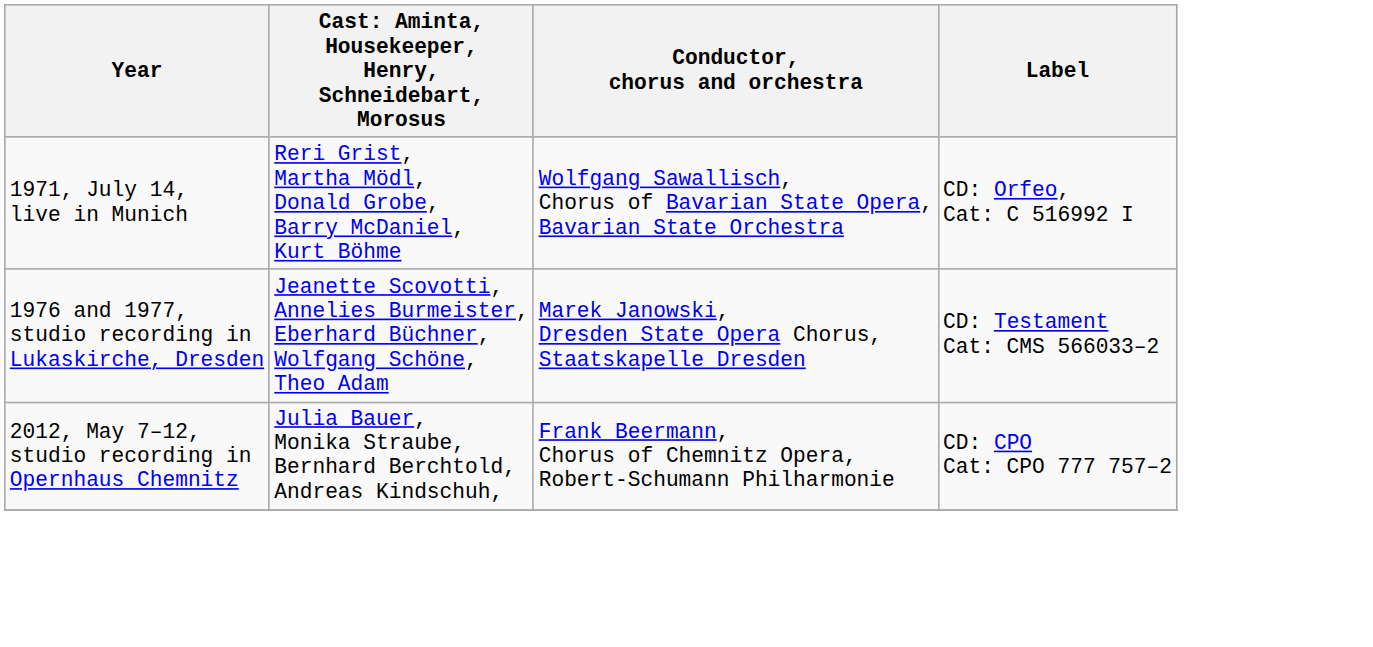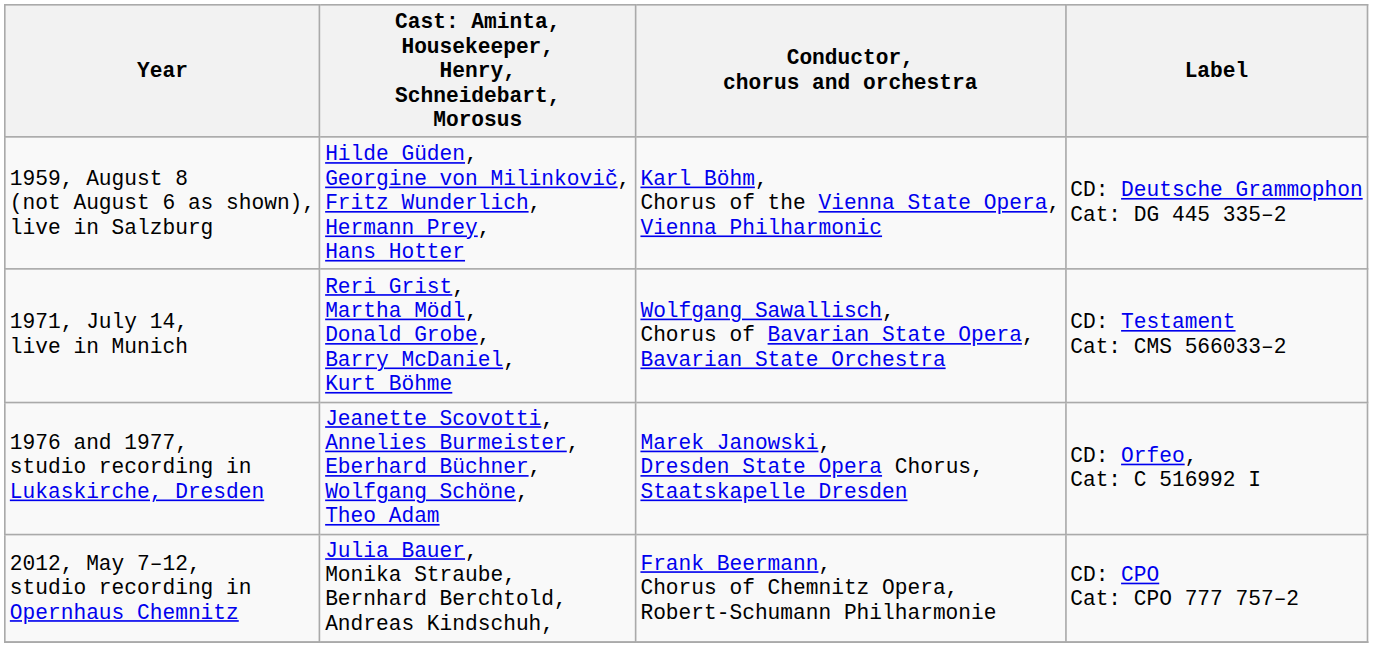+ row: (162, 203)
(1038, 203) CD: Orfeo, Cat: C 516992 I -> (1178, 336) CD: Testament Cat: CMS 566033–2
(1051, 336) CD: Testament Cat: CMS 566033–2 -> (1166, 468) CD: Orfeo, Cat: C 516992 I
